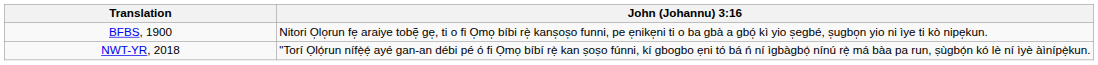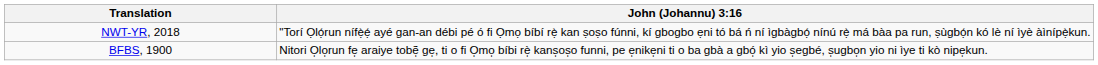rows swapped: (140, 32) <-> (140, 50)
